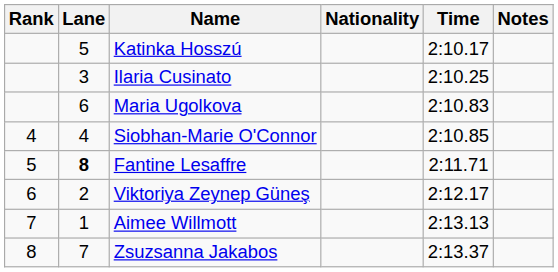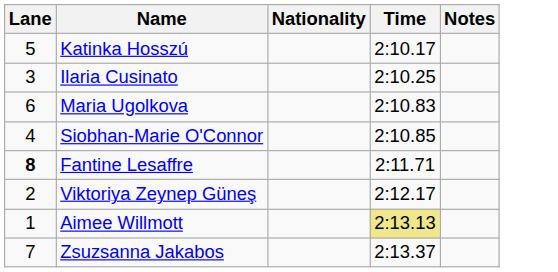- column: (31, 19)
(458, 223) no background -> (405, 223) khaki background
